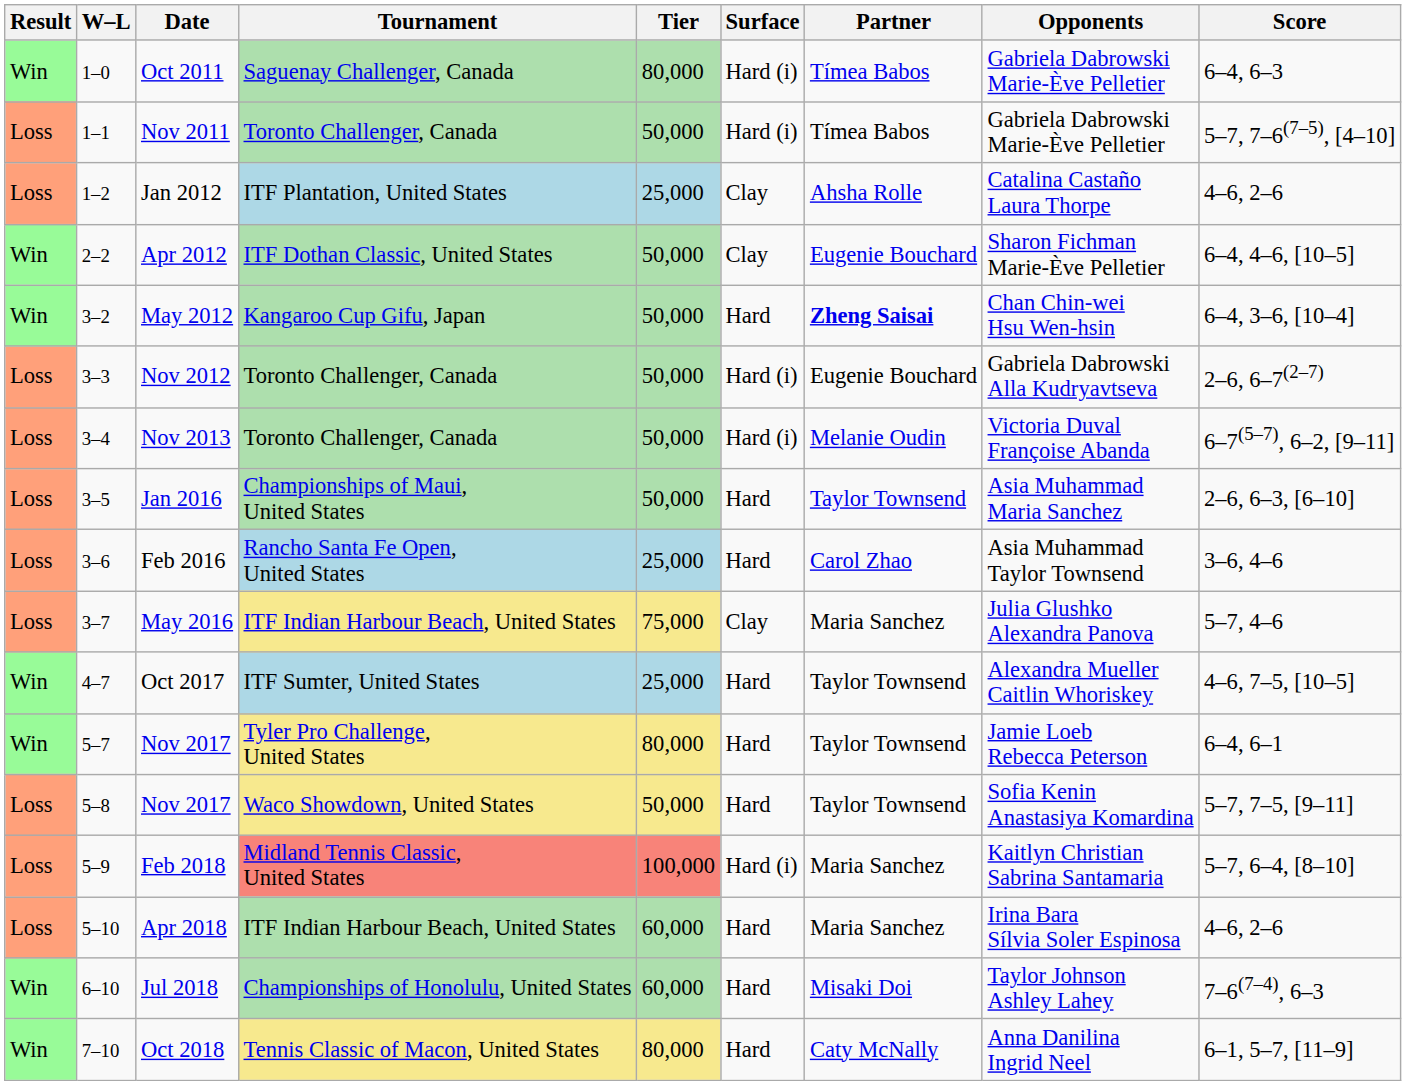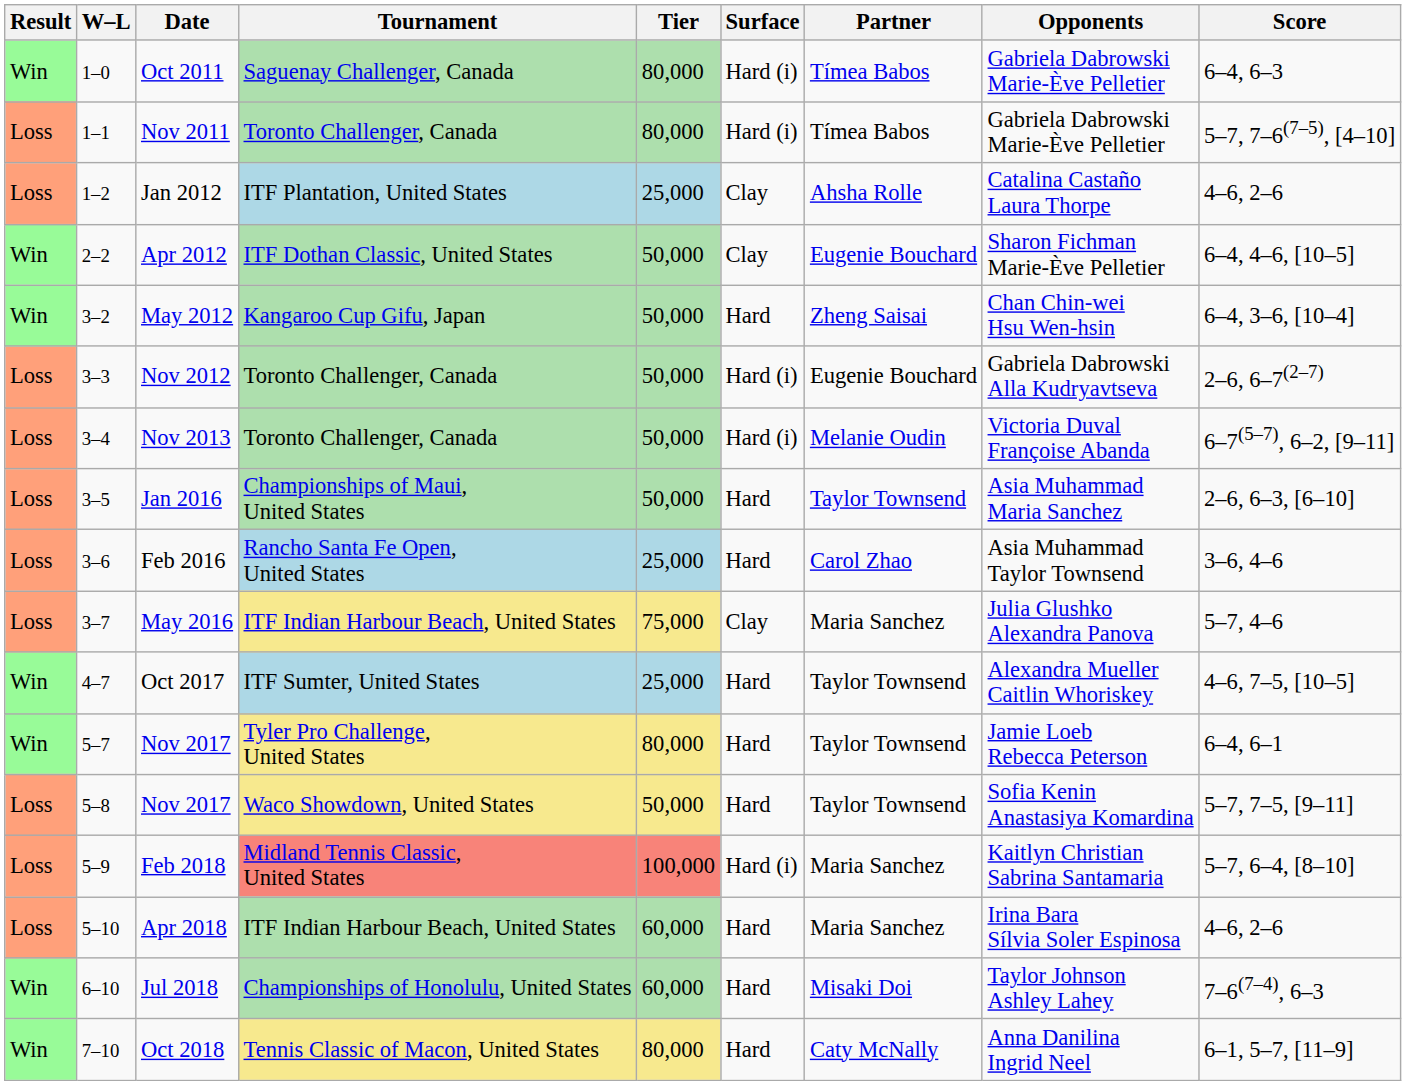(673, 132) 50,000 -> (673, 132) 80,000
(872, 315) bold -> (868, 315) normal
